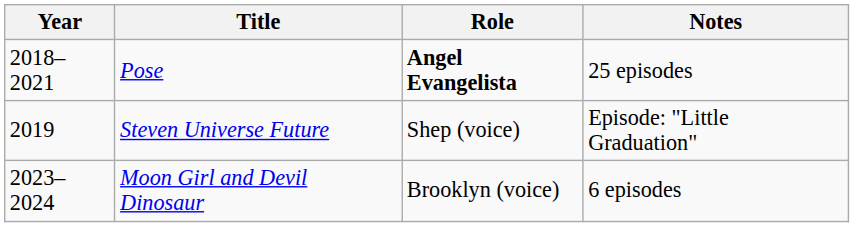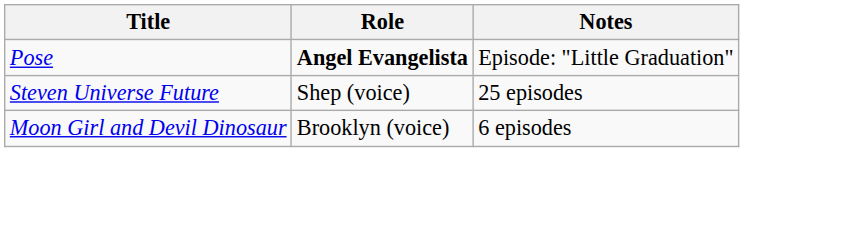- column: (60, 22)
(640, 69) 25 episodes -> (606, 57) Episode: "Little Graduation"
(658, 130) Episode: "Little Graduation" -> (530, 92) 25 episodes
